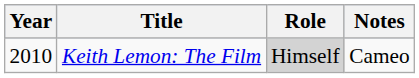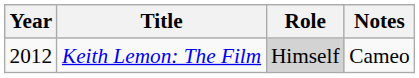(31, 55) 2010 -> (31, 55) 2012
